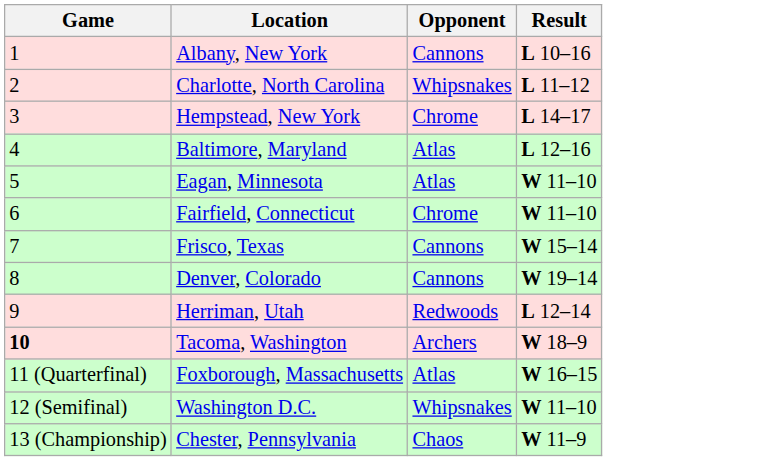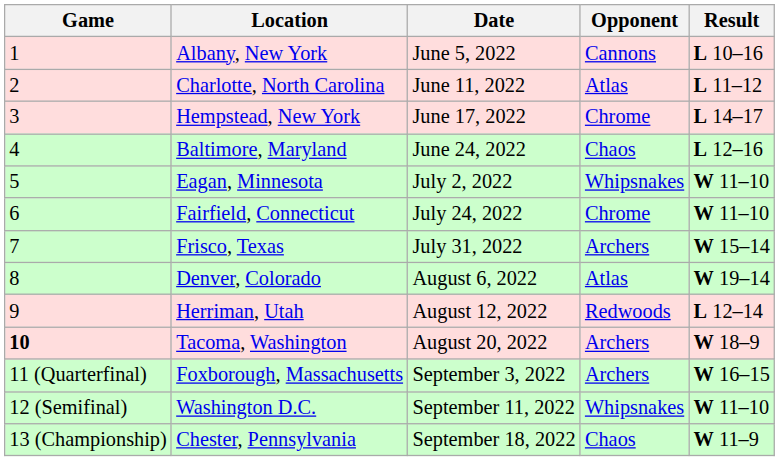+ column: (494, 20)
(462, 85) Whipsnakes -> (606, 85) Atlas
(434, 149) Atlas -> (610, 149) Chaos
(434, 181) Atlas -> (635, 181) Whipsnakes
(448, 246) Cannons -> (617, 246) Archers
(448, 278) Cannons -> (606, 278) Atlas
(434, 375) Atlas -> (617, 375) Archers
